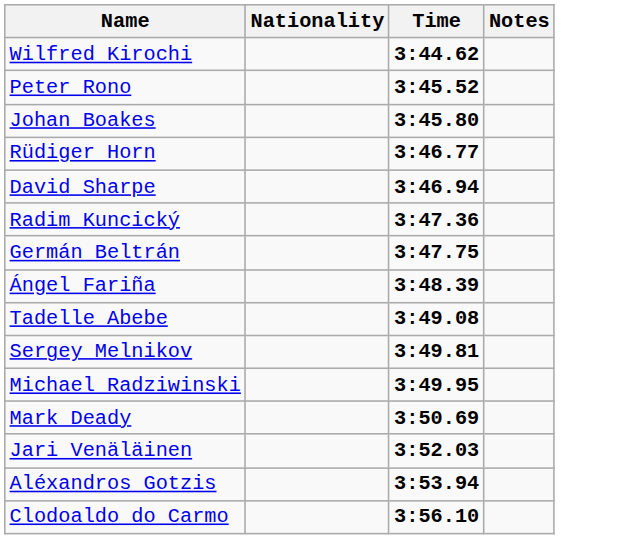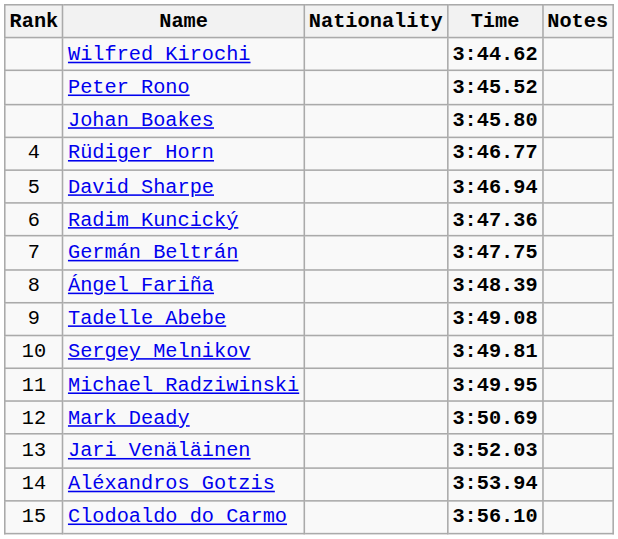+ column: (34, 21)
